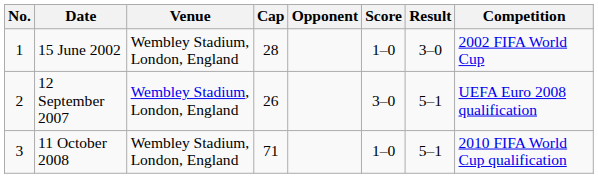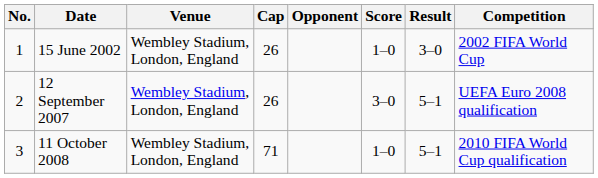(271, 50) 28 -> (271, 50) 26
